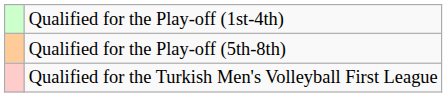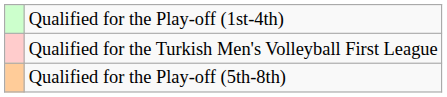rows swapped: (157, 48) <-> (233, 77)
